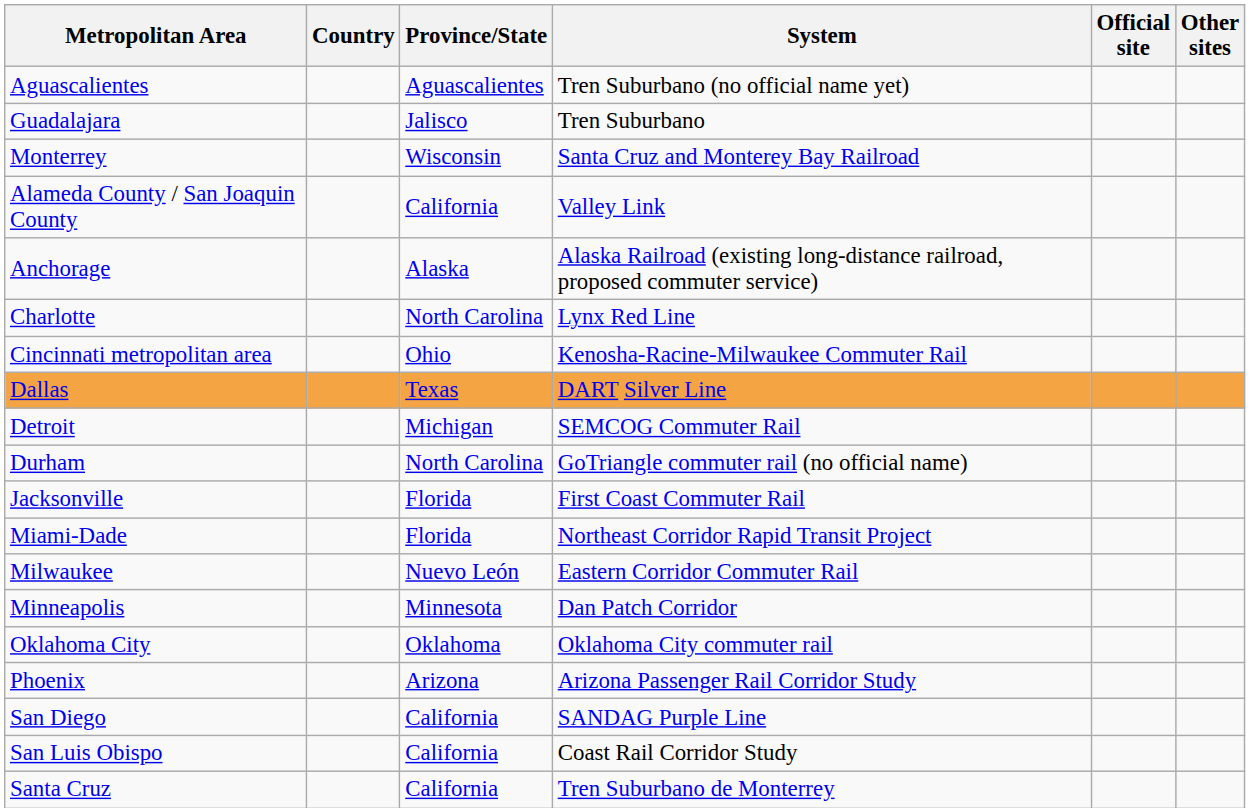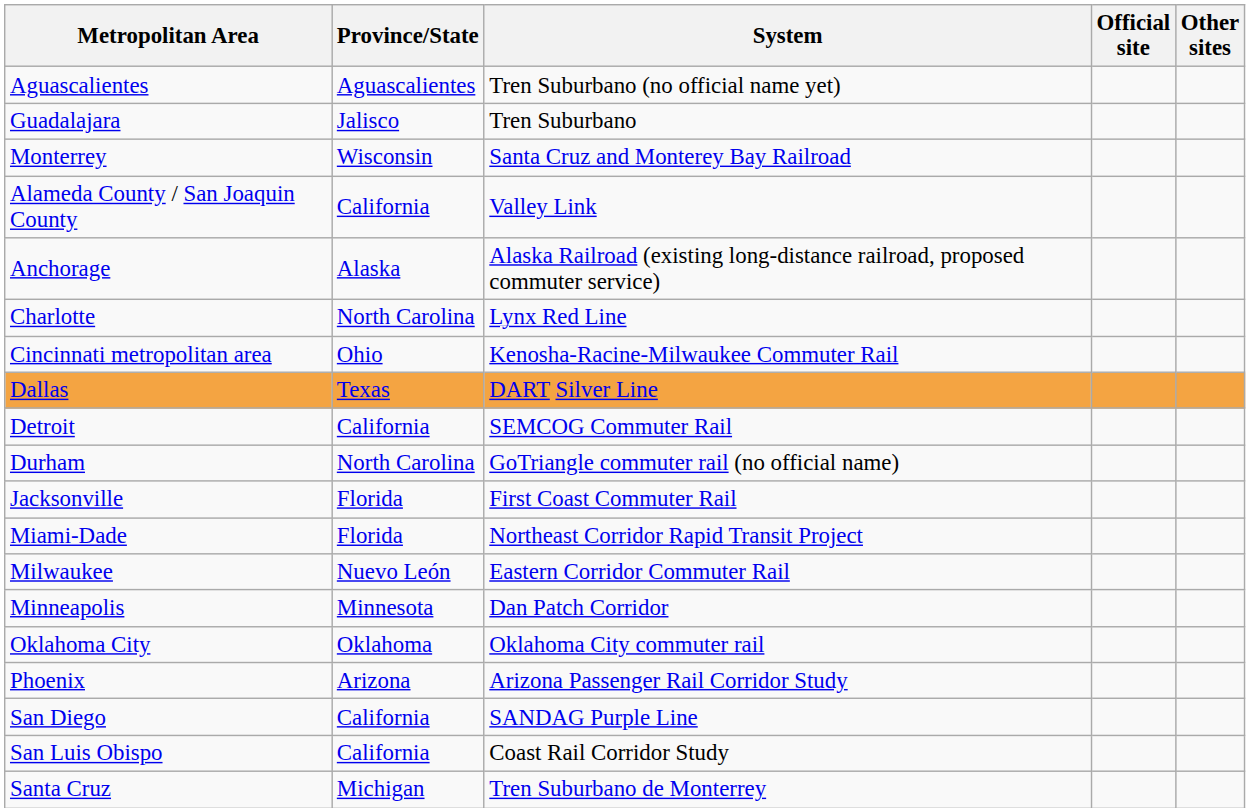- column: (353, 35)
(449, 426) Michigan -> (383, 426) California
(452, 789) California -> (381, 789) Michigan
